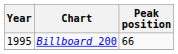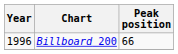(19, 41) 1995 -> (19, 41) 1996
